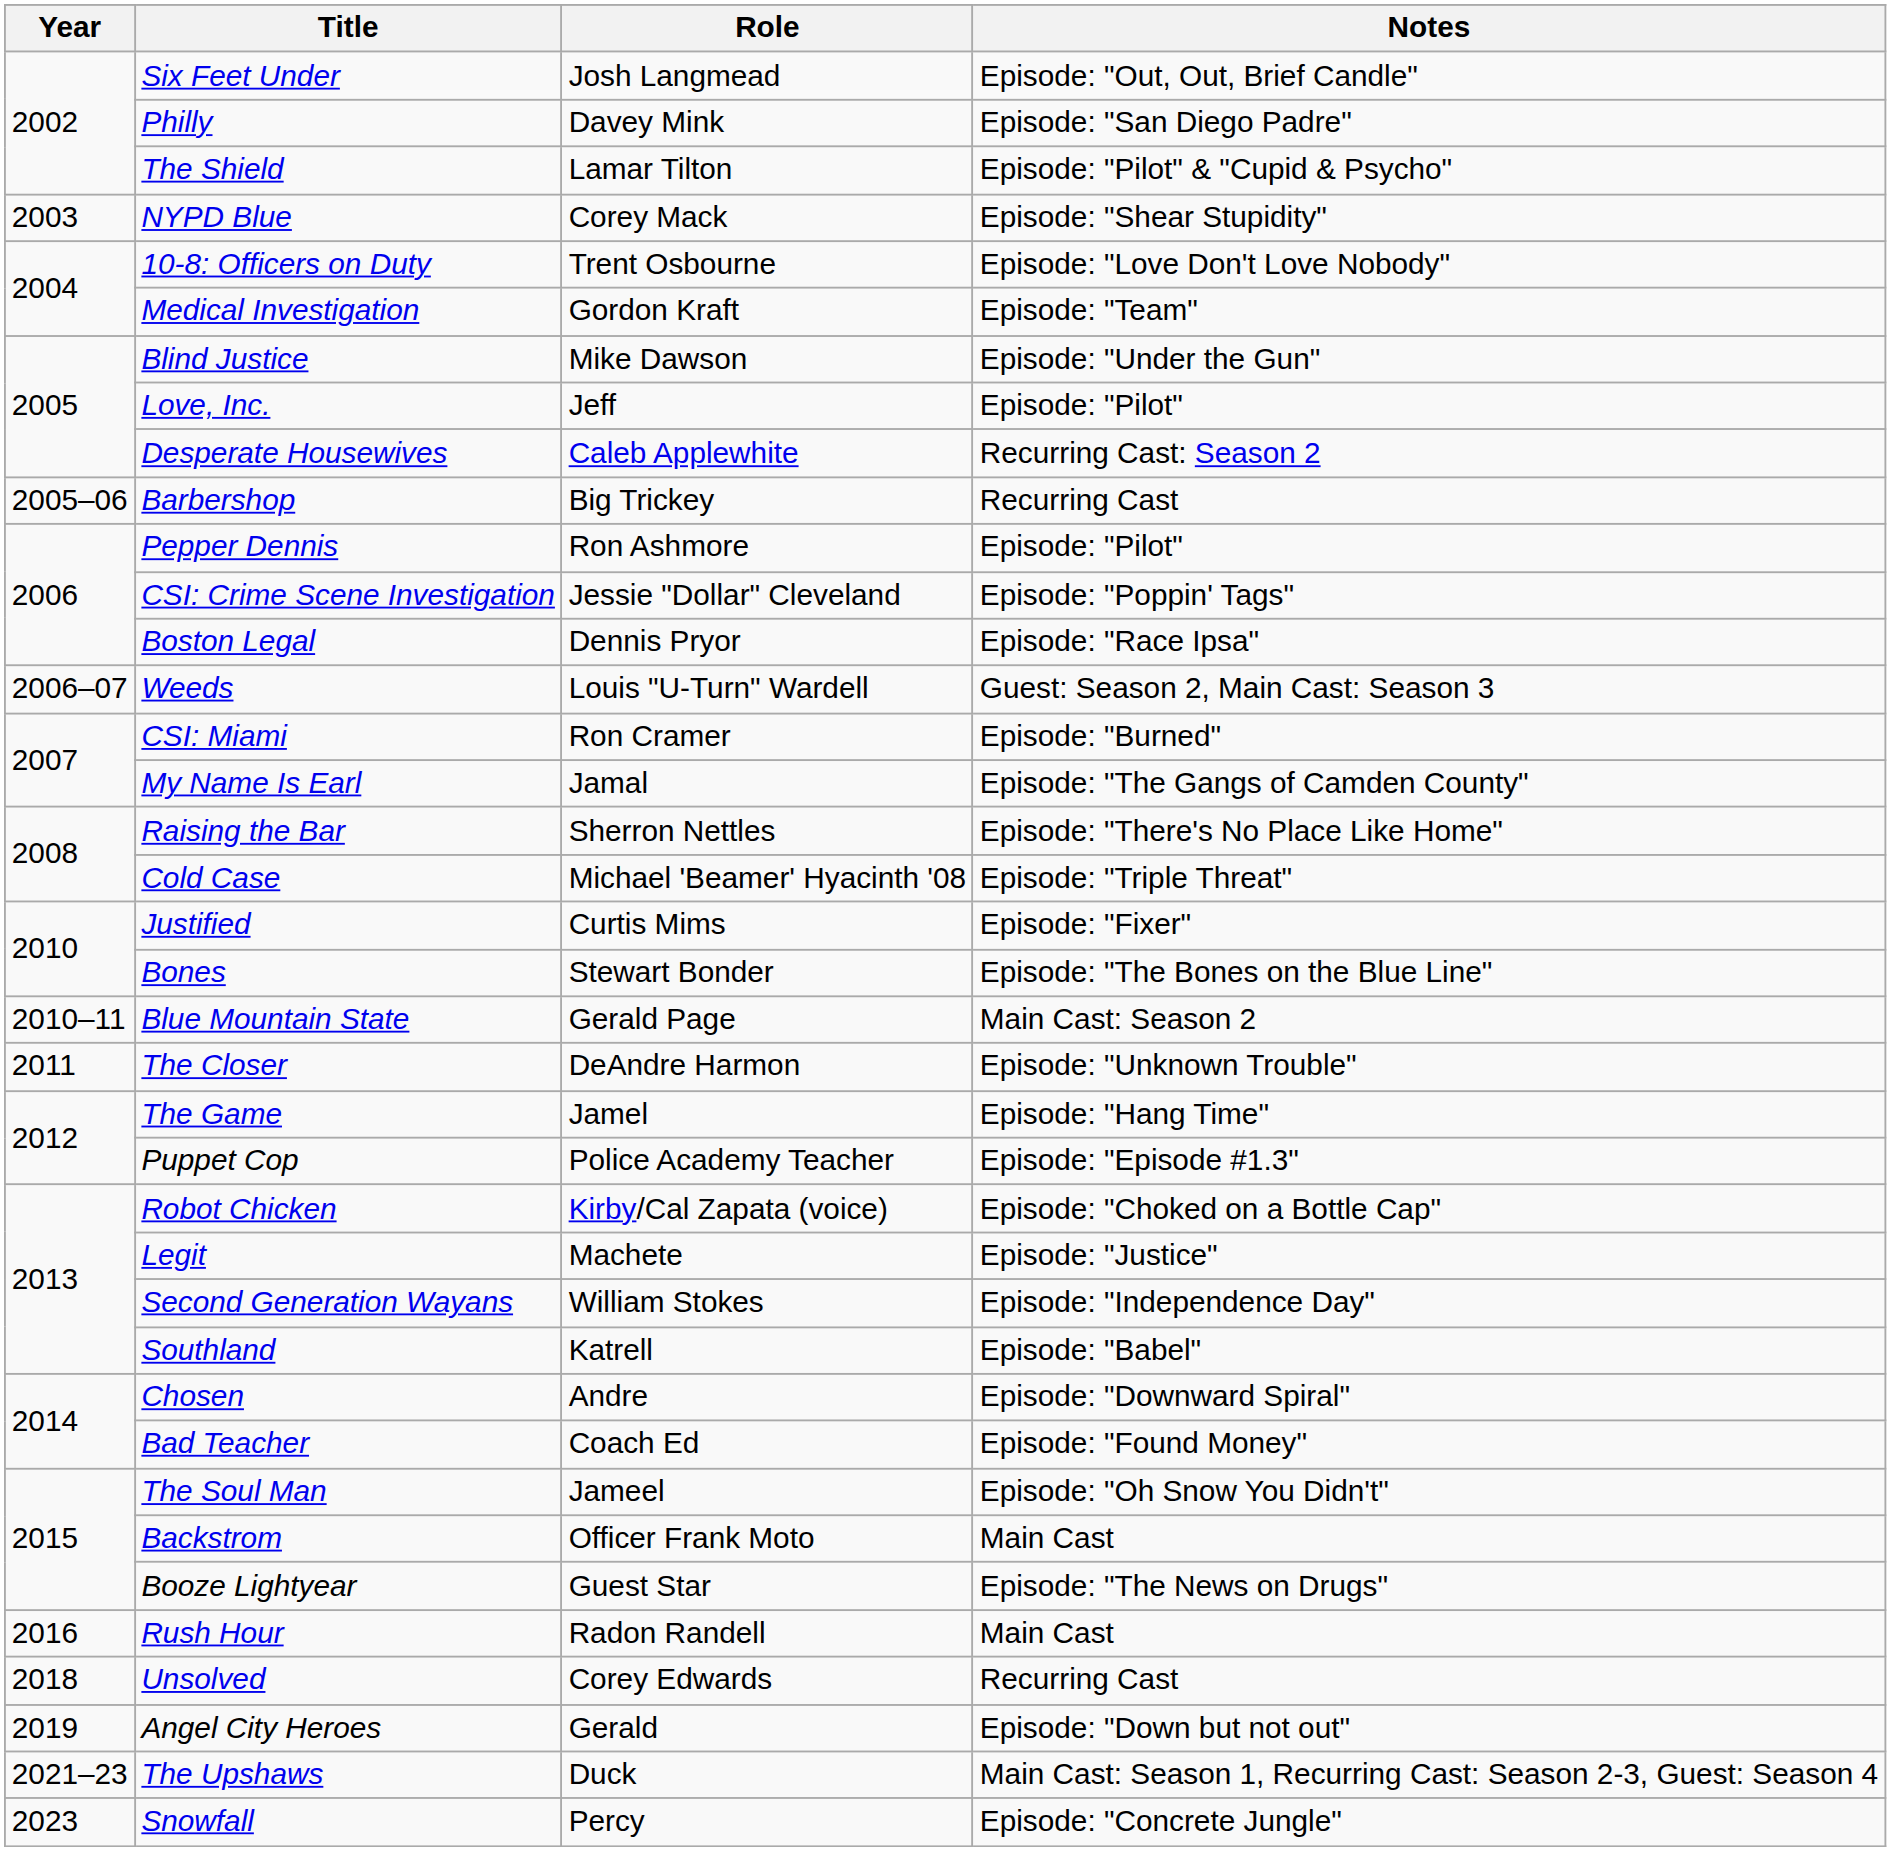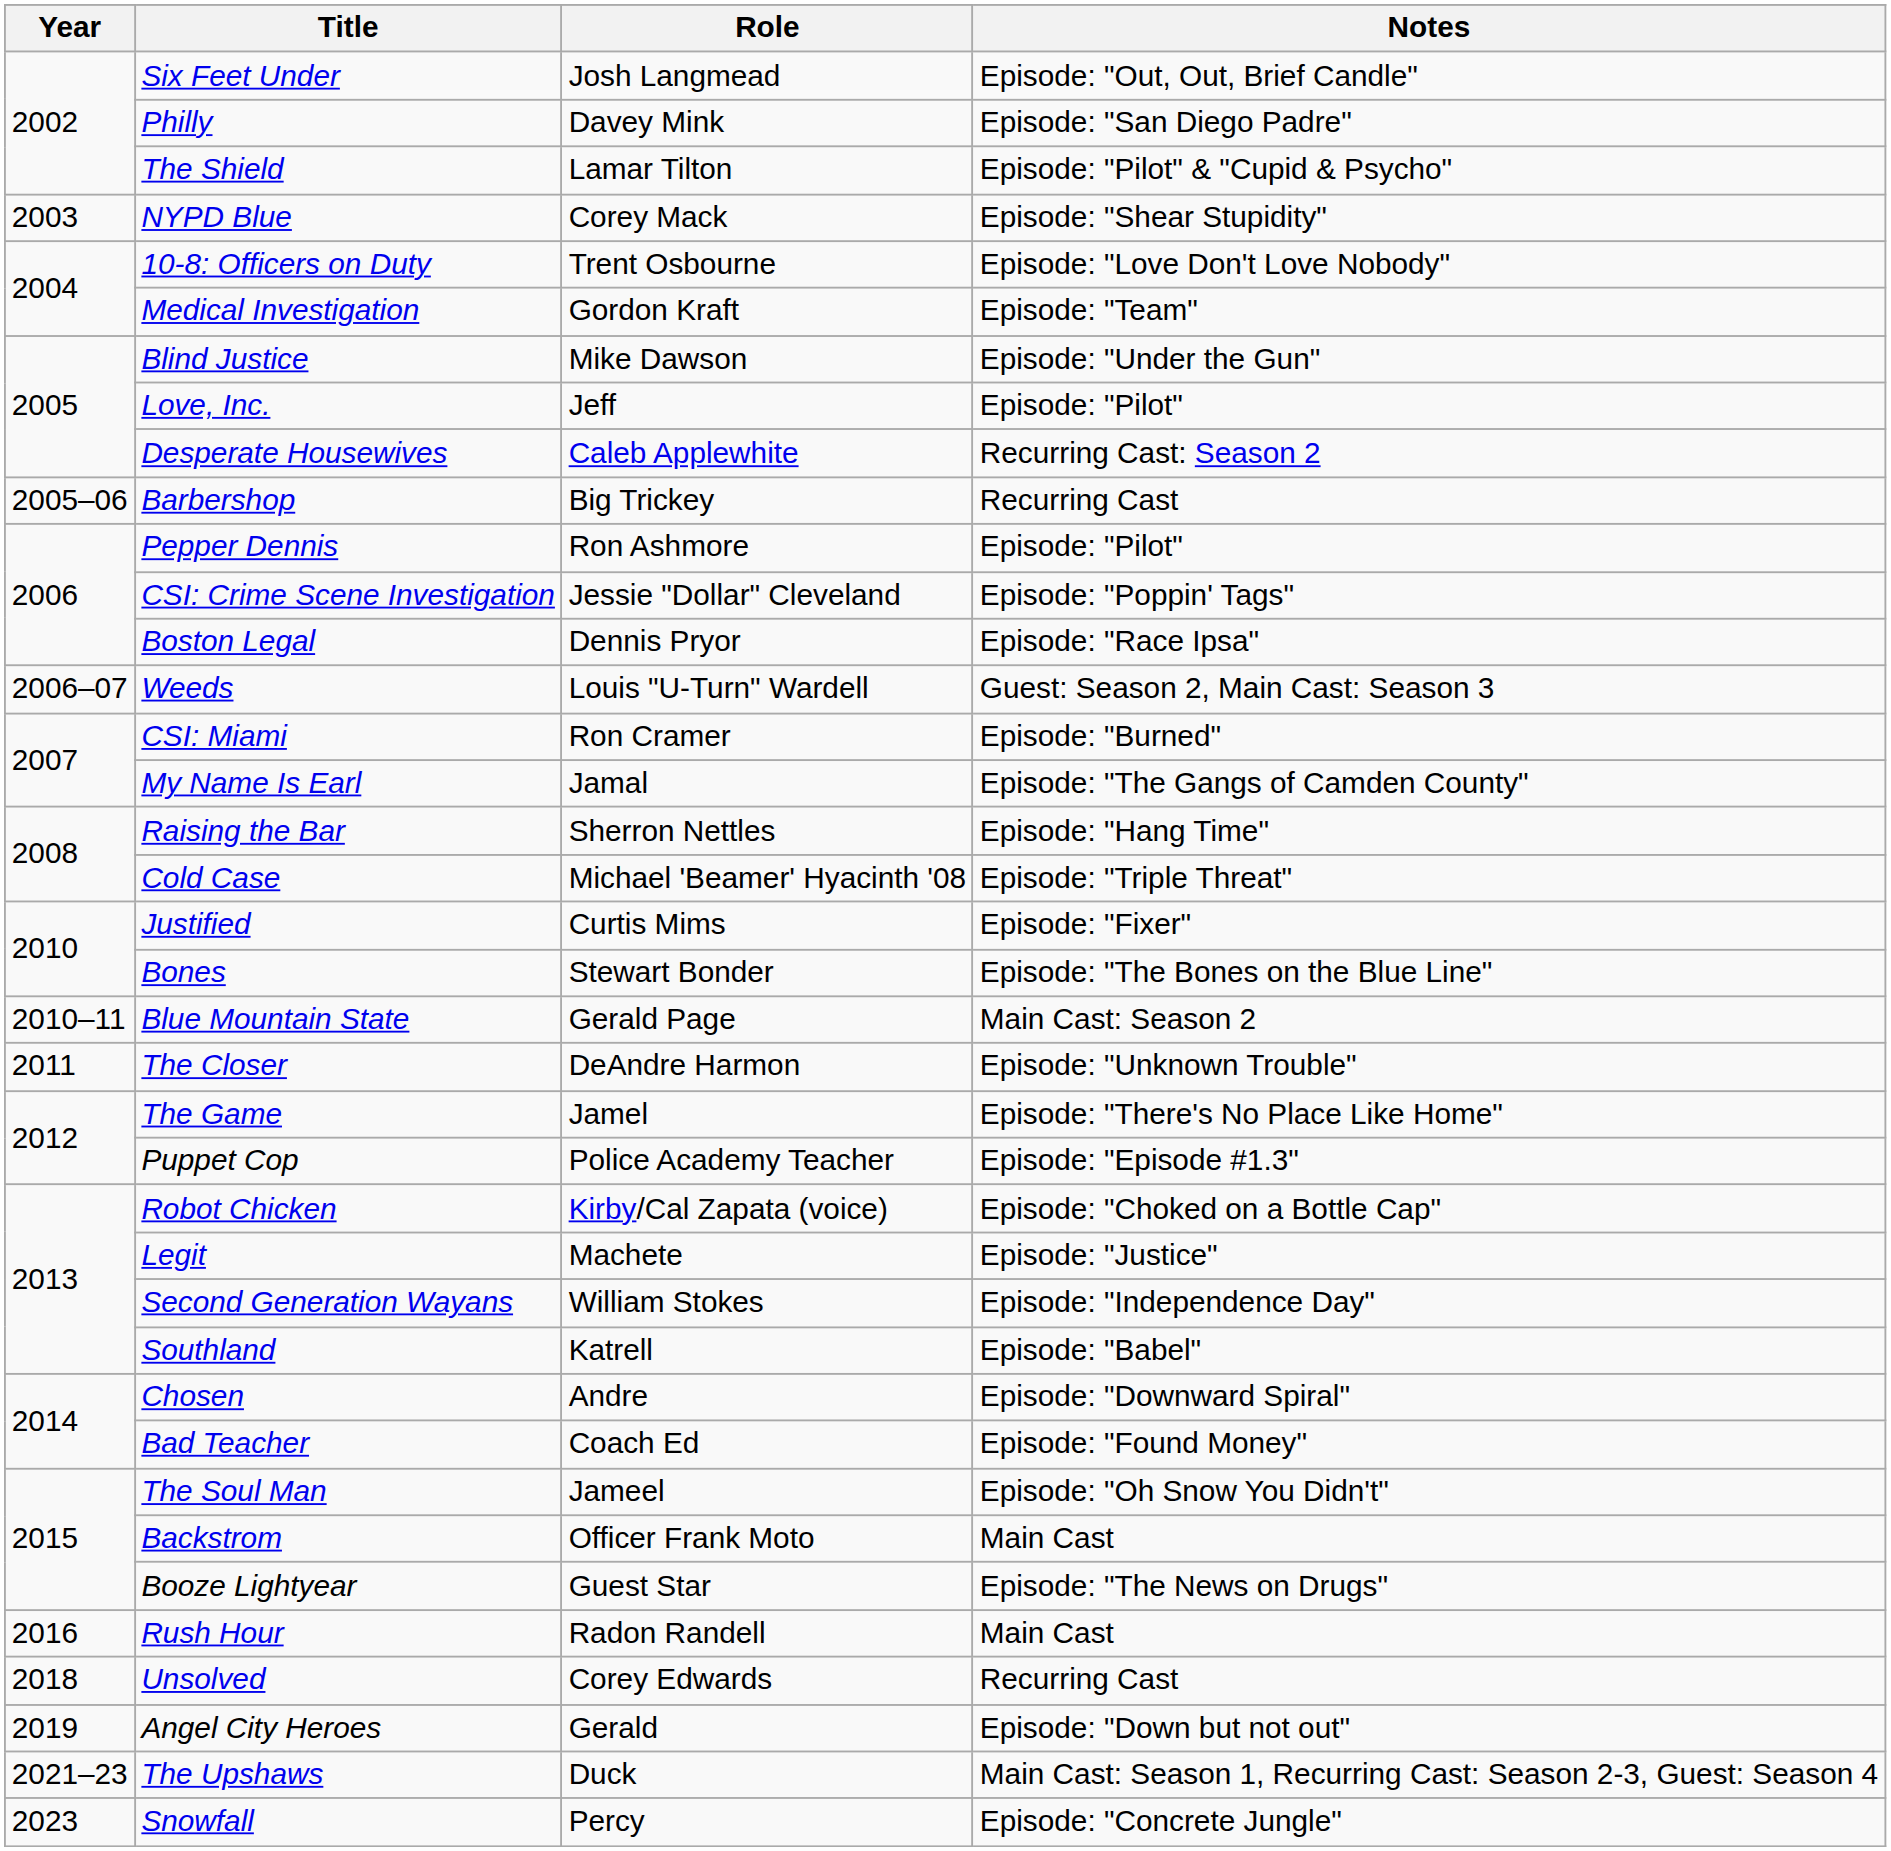(1241, 830) Episode: "There's No Place Like Home" -> (1124, 830) Episode: "Hang Time"
(1124, 1113) Episode: "Hang Time" -> (1241, 1113) Episode: "There's No Place Like Home"
